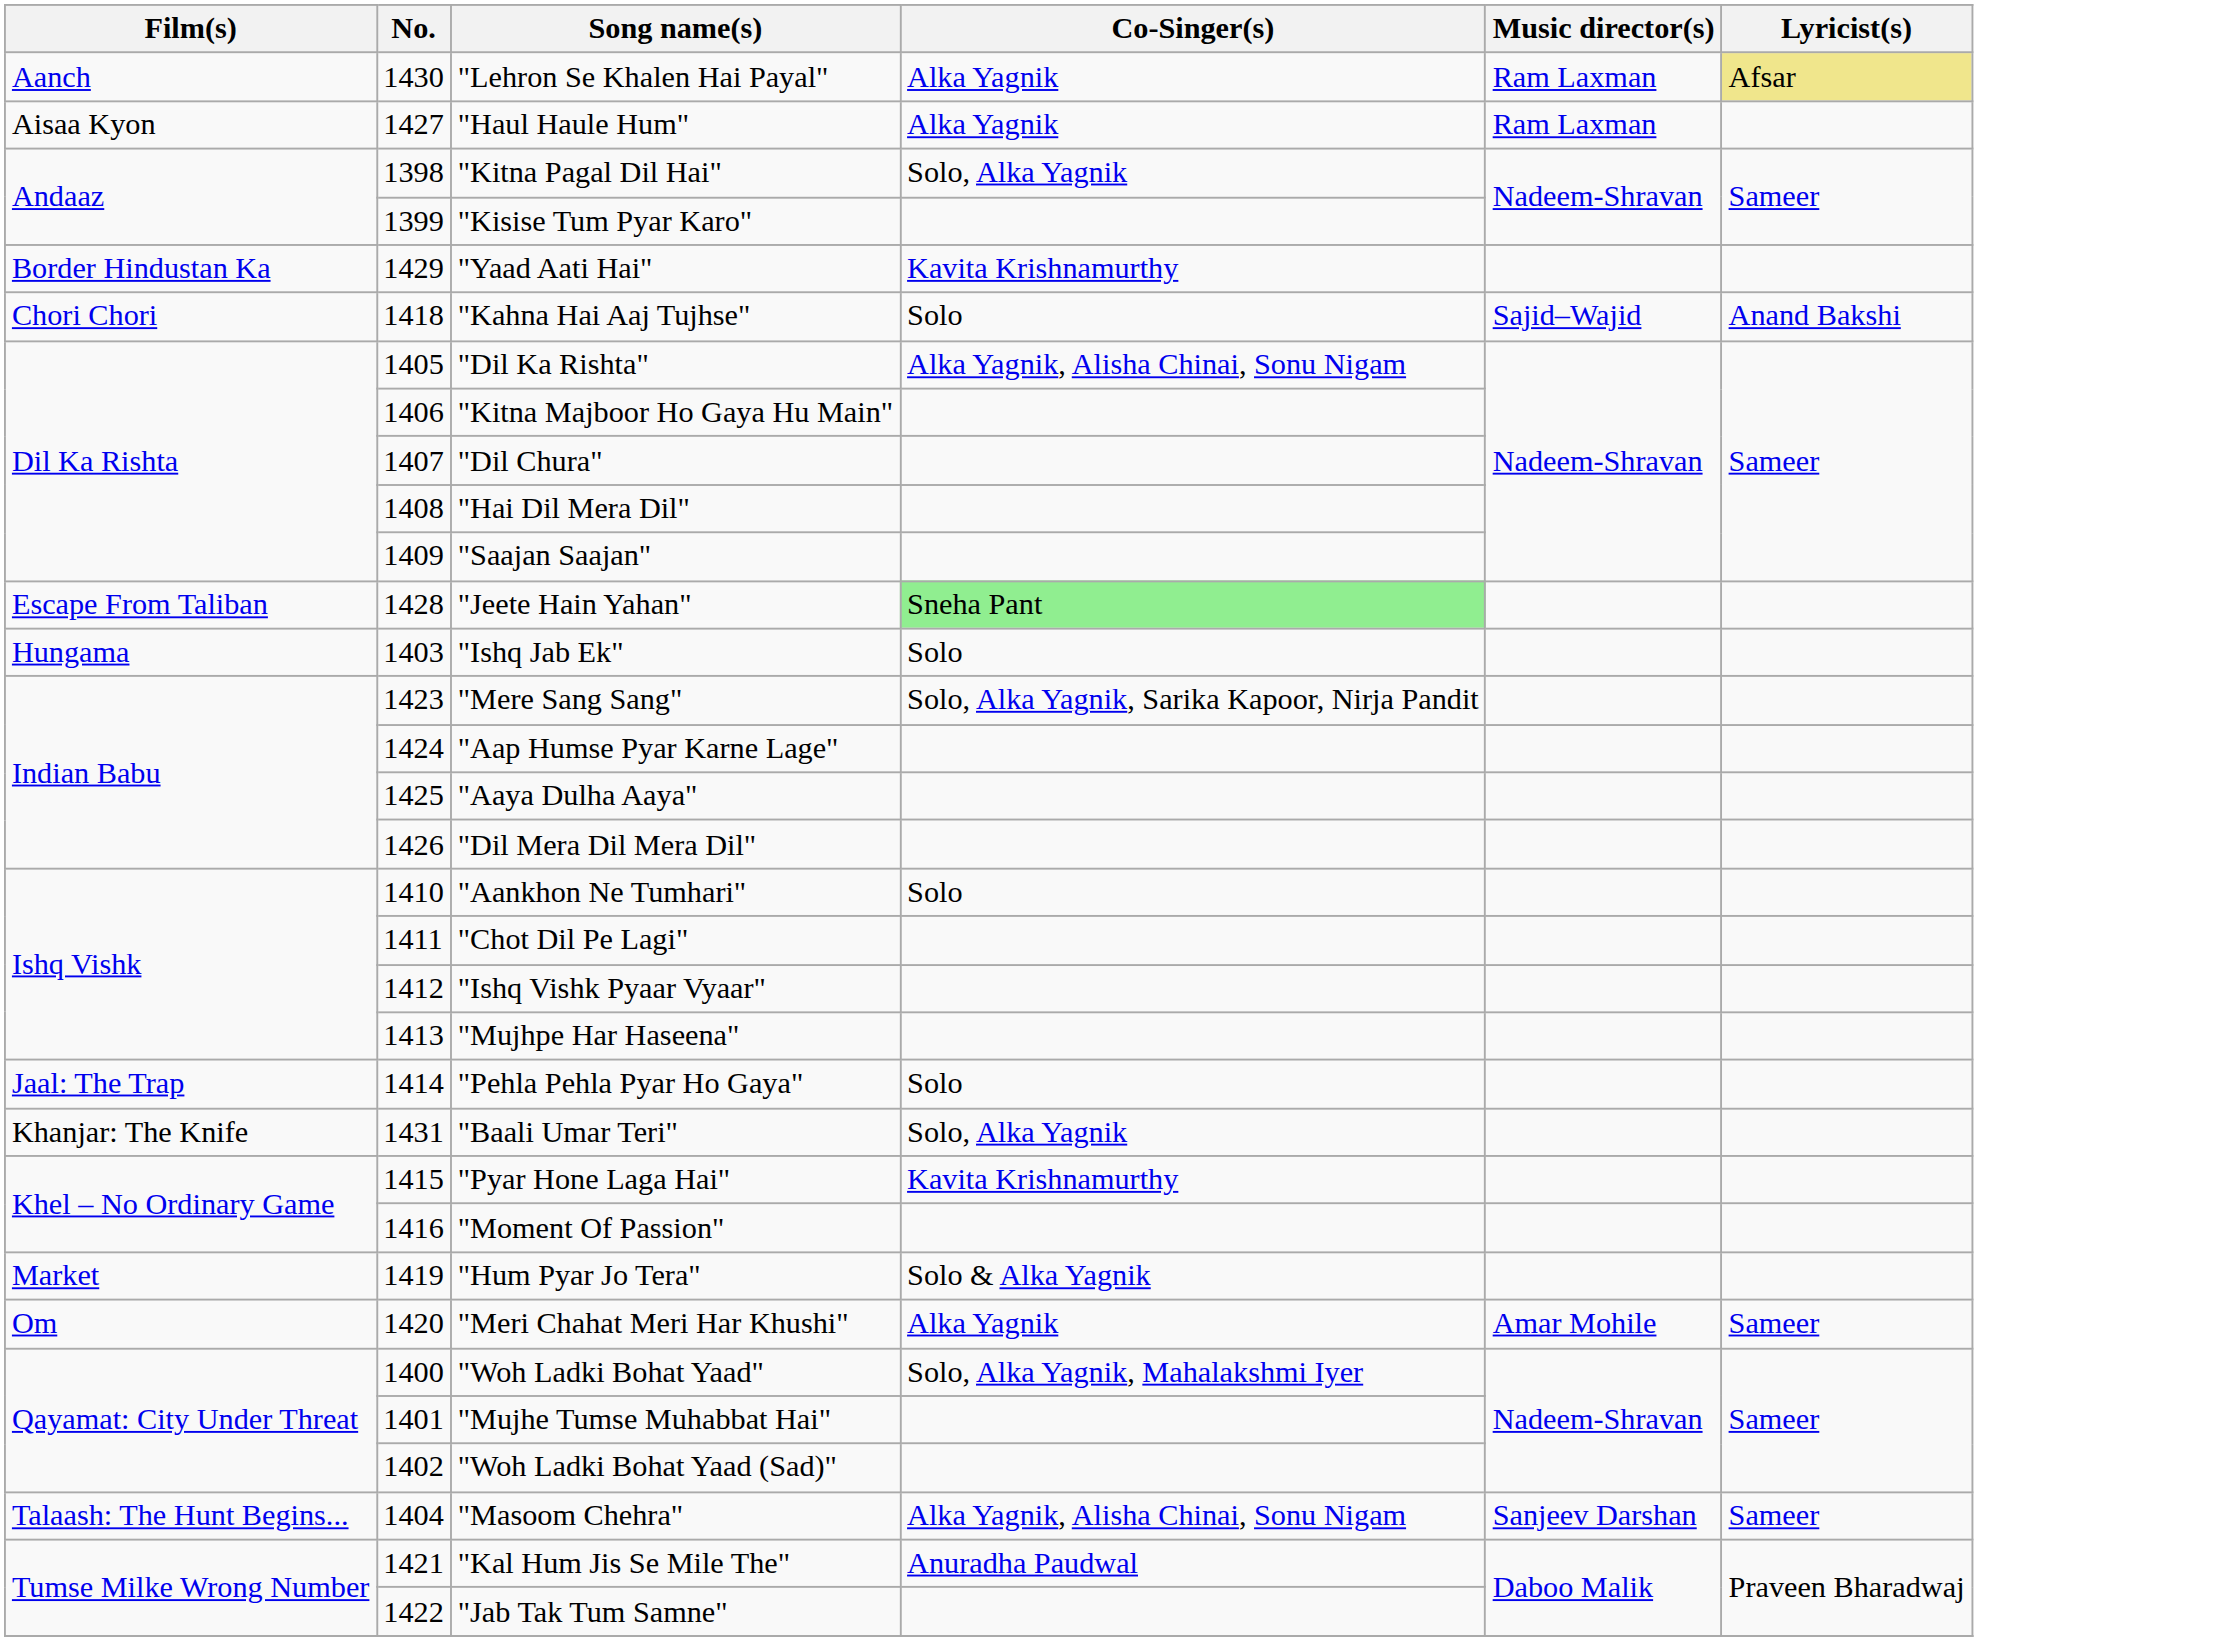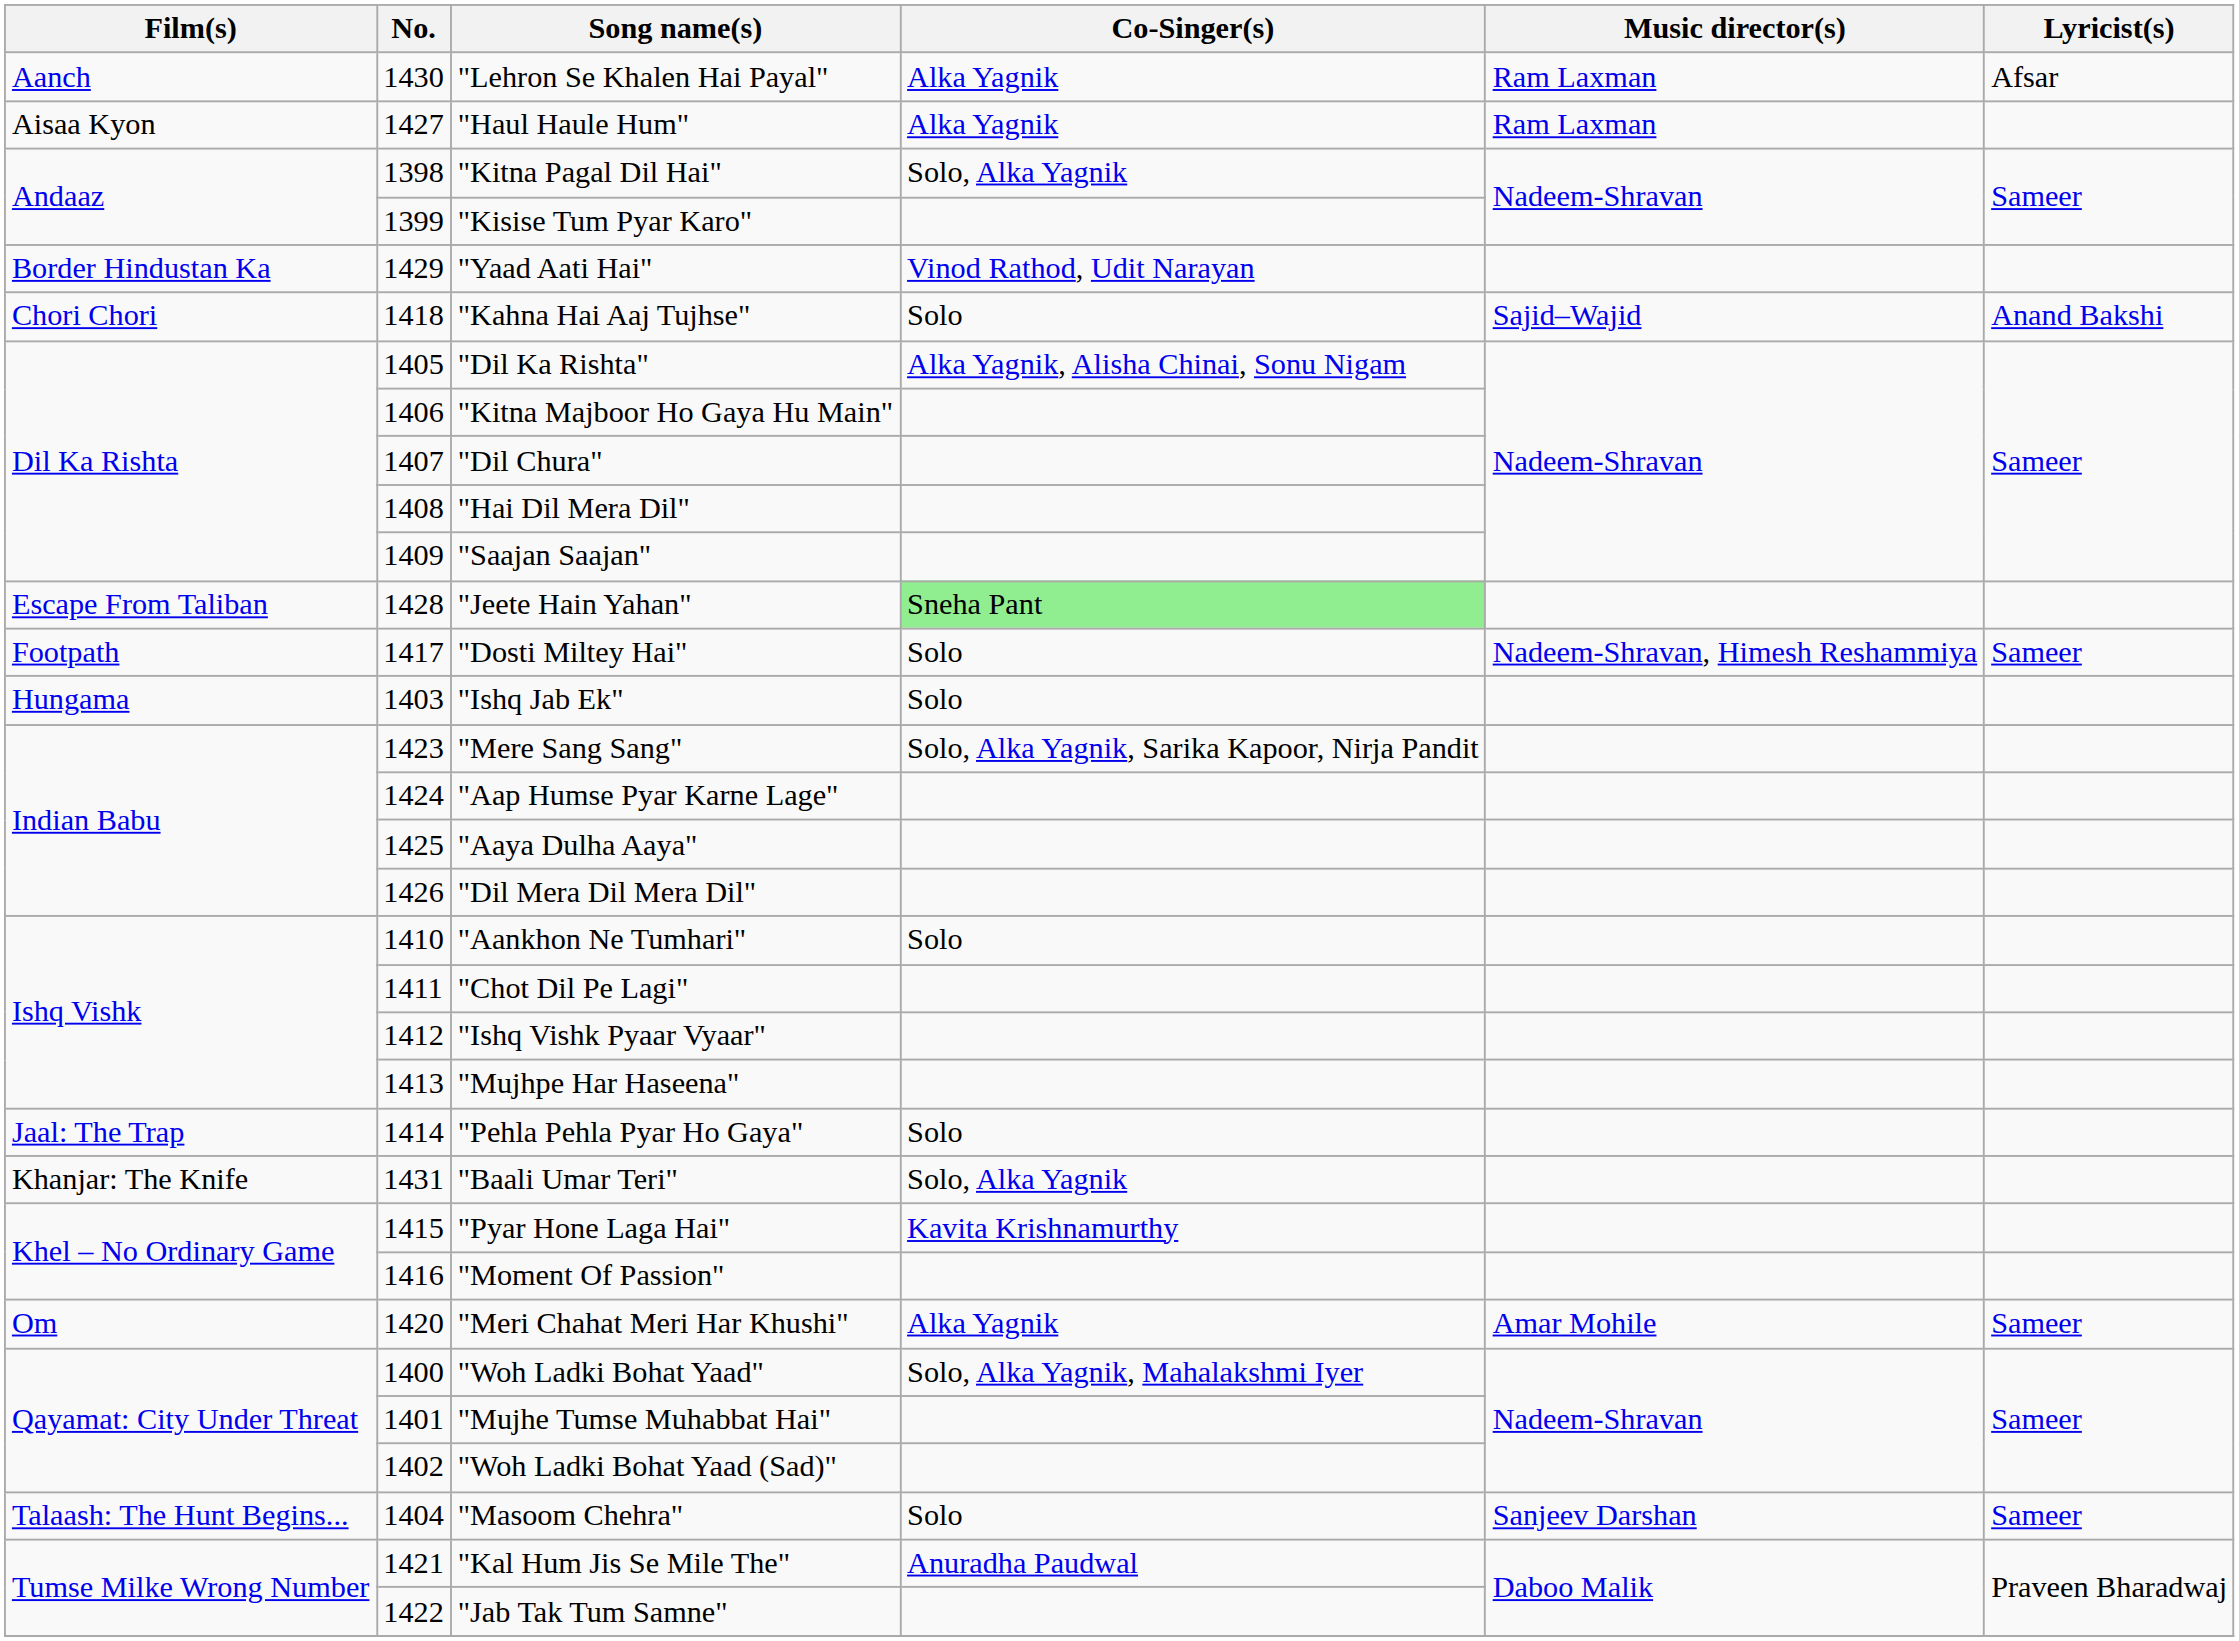(1762, 76) khaki background -> (2025, 76) no background
(1043, 268) Kavita Krishnamurthy -> (1081, 268) Vinod Rathod, Udit Narayan
+ row: (573, 651)
- row: (579, 1275)
(1157, 1515) Alka Yagnik, Alisha Chinai, Sonu Nigam -> (935, 1515) Solo
